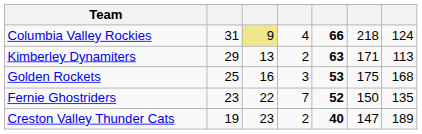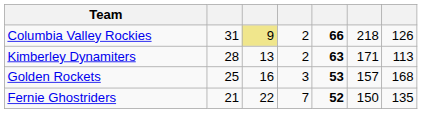(305, 35) 4 -> (305, 35) 2
(403, 35) 124 -> (403, 35) 126
(232, 56) 29 -> (232, 56) 28
(368, 77) 175 -> (368, 77) 157
(232, 98) 23 -> (232, 98) 21
- row: (91, 118)
